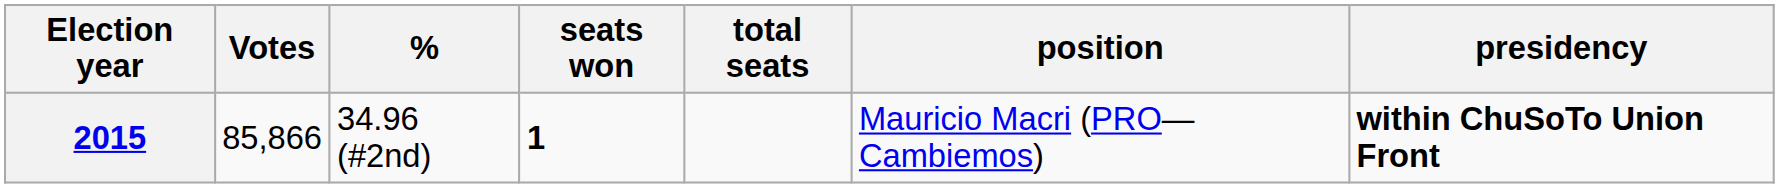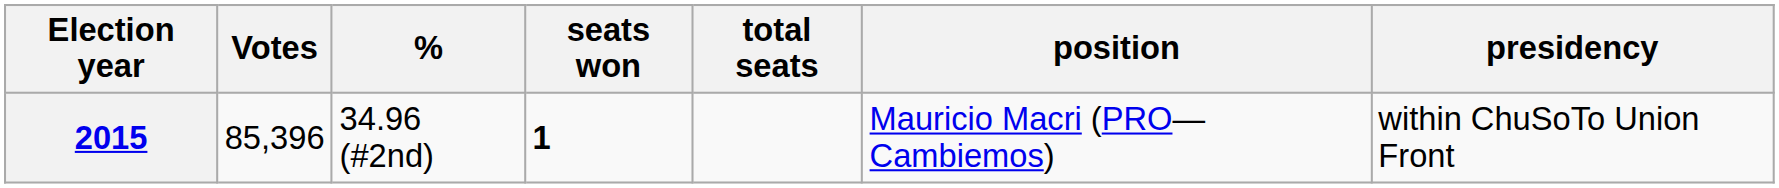(272, 137) 85,866 -> (275, 137) 85,396
(1530, 137) bold -> (1539, 137) normal
